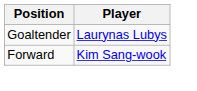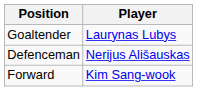+ row: (44, 55)
